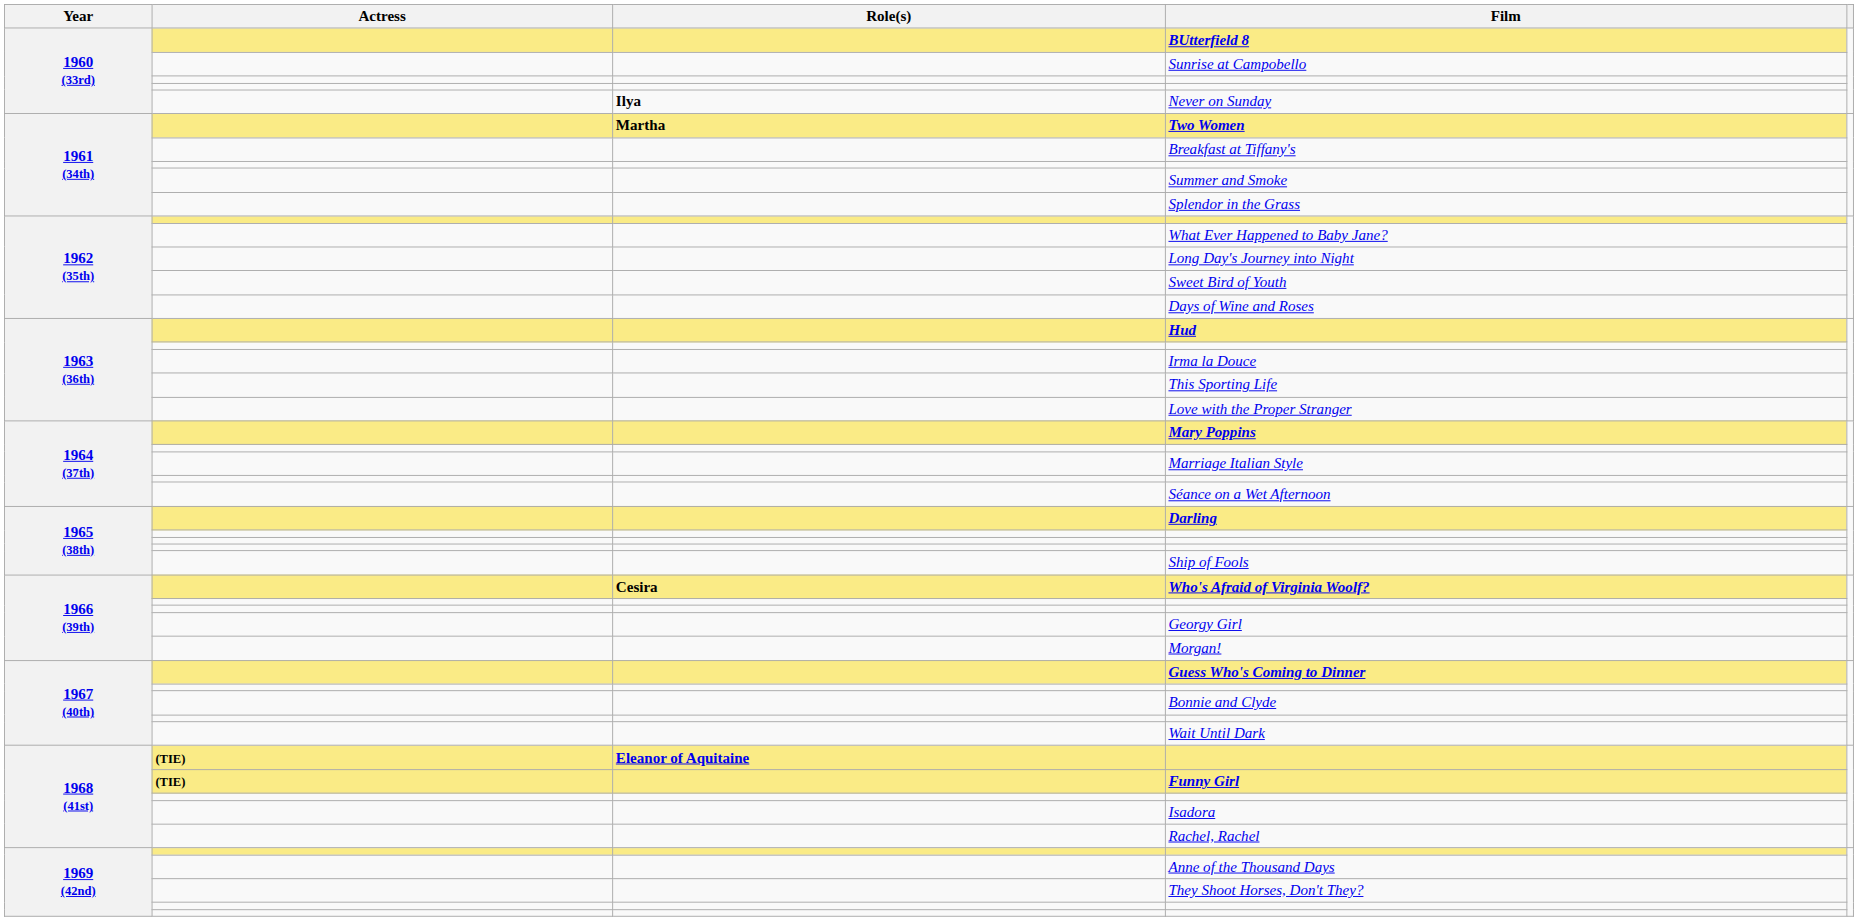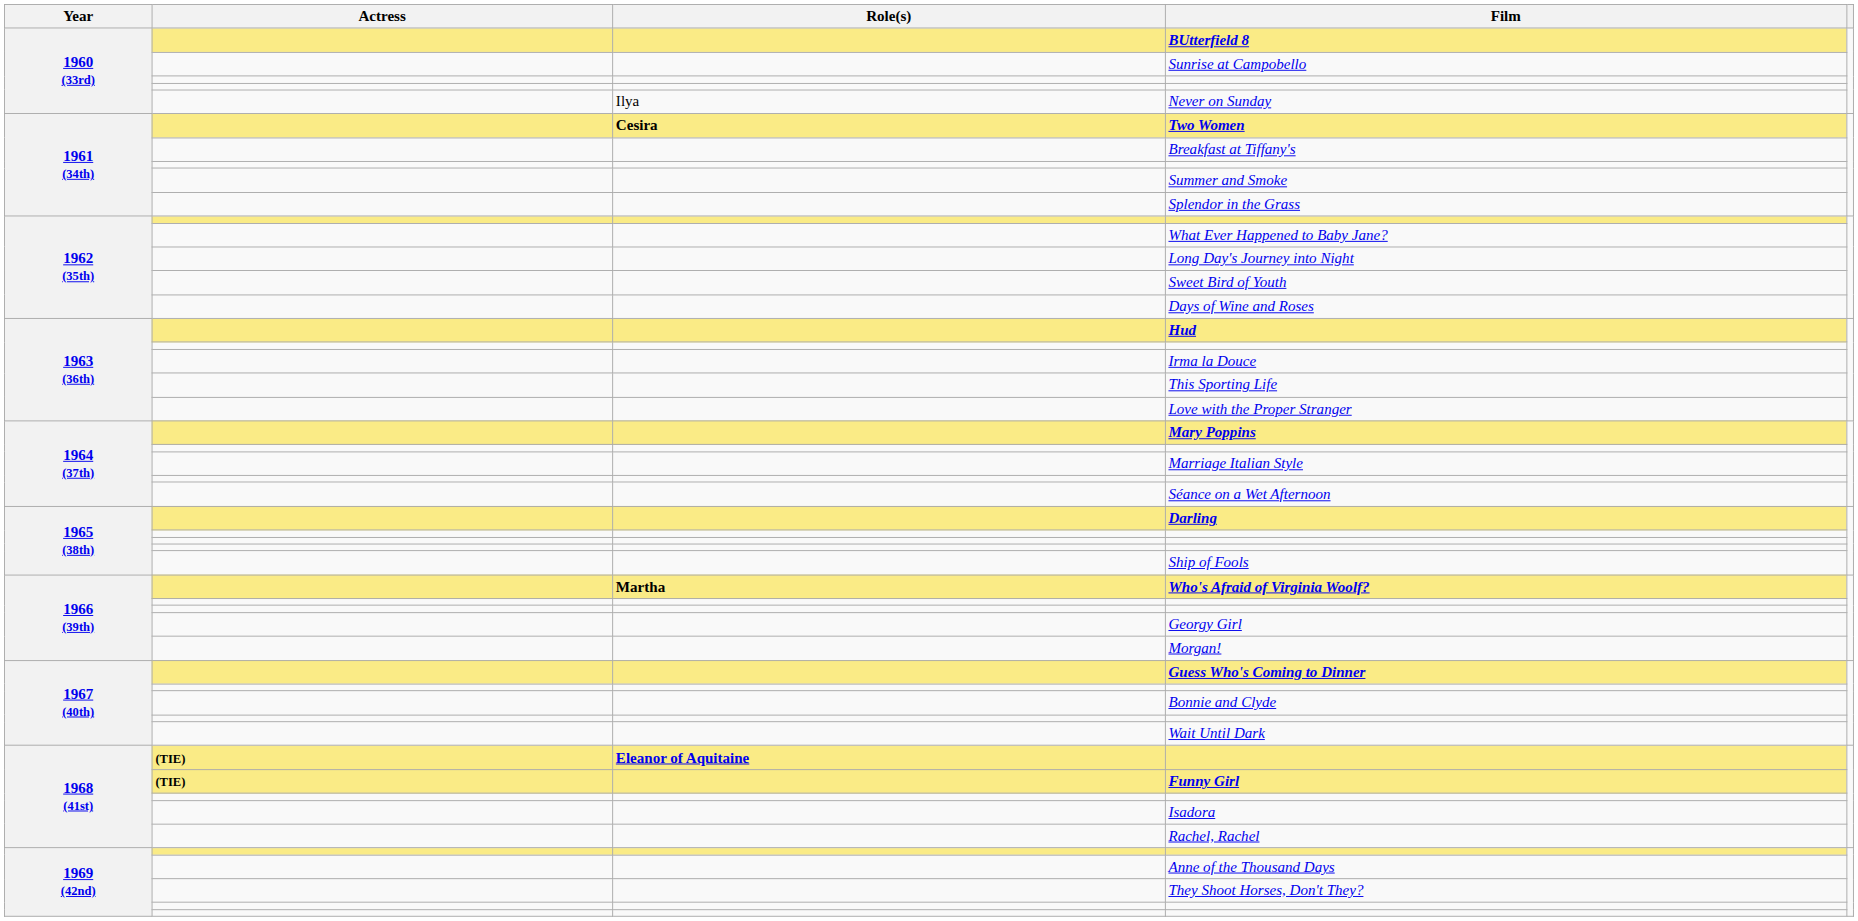(628, 101) bold -> (628, 101) normal
(641, 125) Martha -> (637, 125) Cesira
(637, 586) Cesira -> (641, 586) Martha
